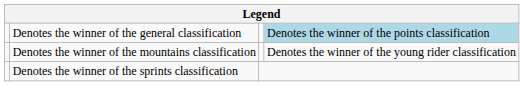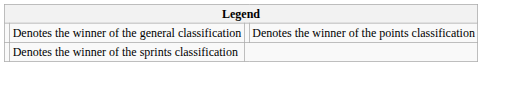(378, 33) lightblue background -> (364, 33) no background
- row: (134, 52)
